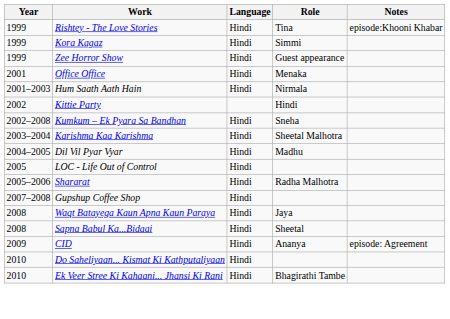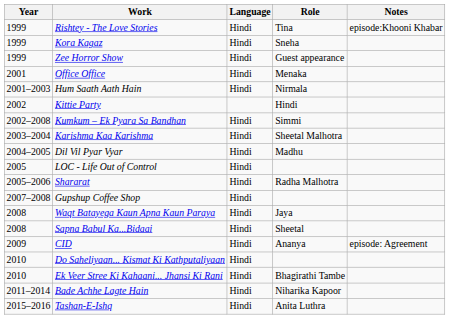(288, 43) Simmi -> (287, 43) Sneha
(287, 120) Sneha -> (288, 120) Simmi
+ row: (102, 290)
+ row: (84, 306)
